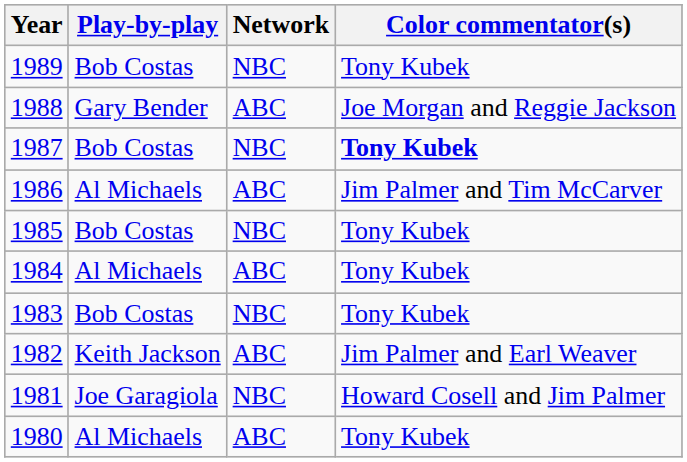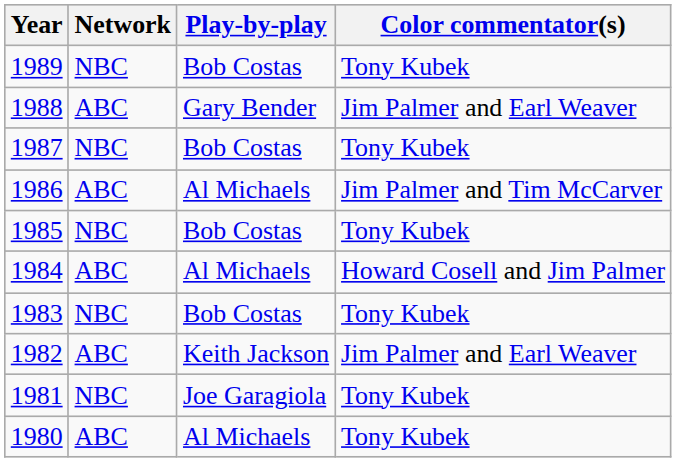columns swapped: (281, 25) <-> (148, 25)
(509, 107) Joe Morgan and Reggie Jackson -> (489, 107) Jim Palmer and Earl Weaver
(409, 148) bold -> (405, 148) normal
(405, 271) Tony Kubek -> (503, 271) Howard Cosell and Jim Palmer
(503, 395) Howard Cosell and Jim Palmer -> (405, 395) Tony Kubek
